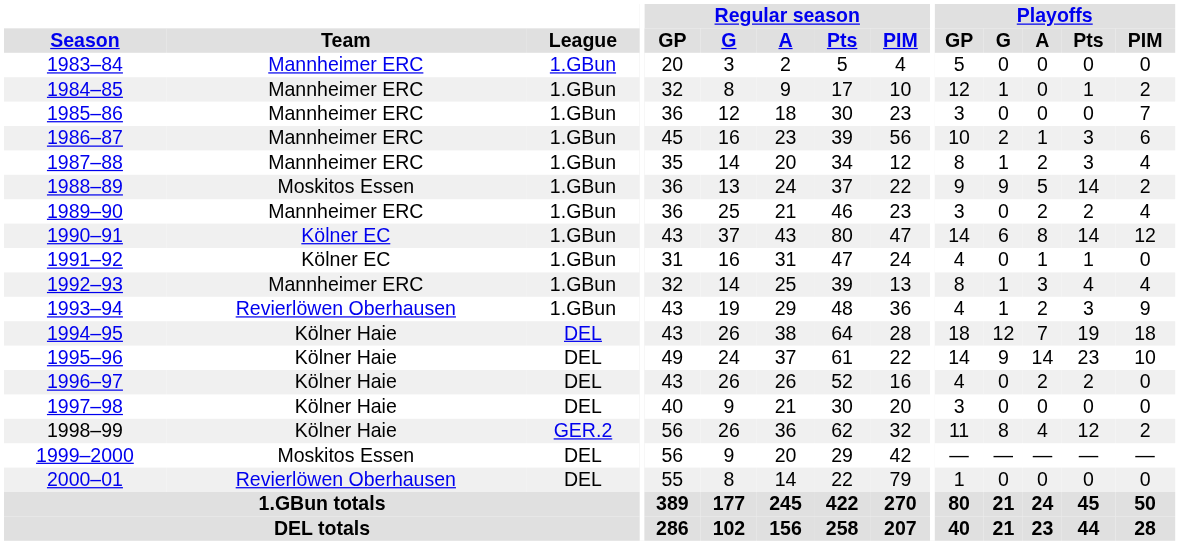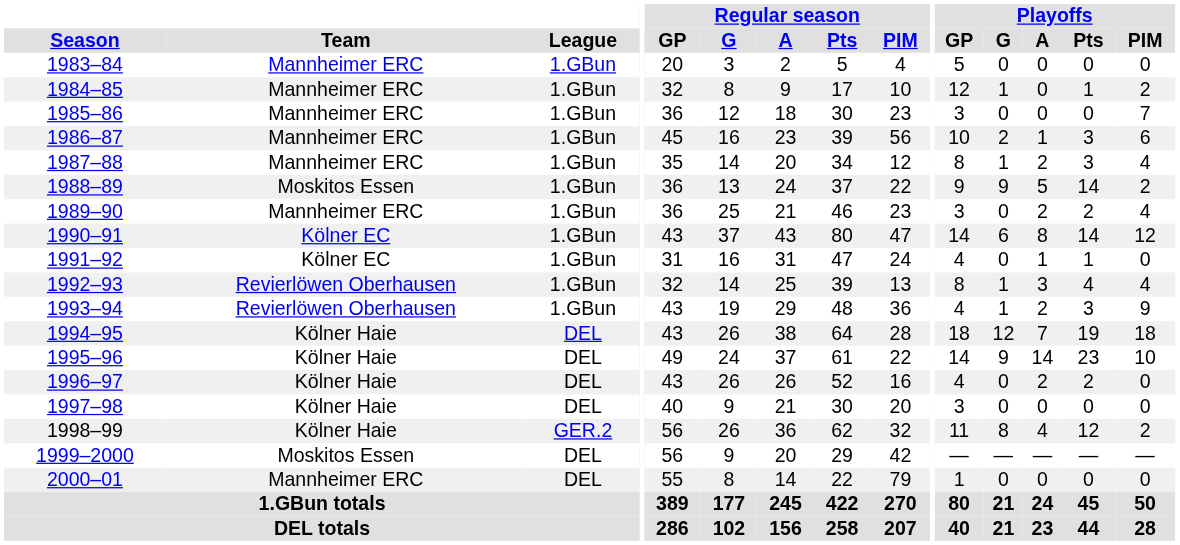(346, 284) Mannheimer ERC -> (346, 284) Revierlöwen Oberhausen
(346, 479) Revierlöwen Oberhausen -> (346, 479) Mannheimer ERC
